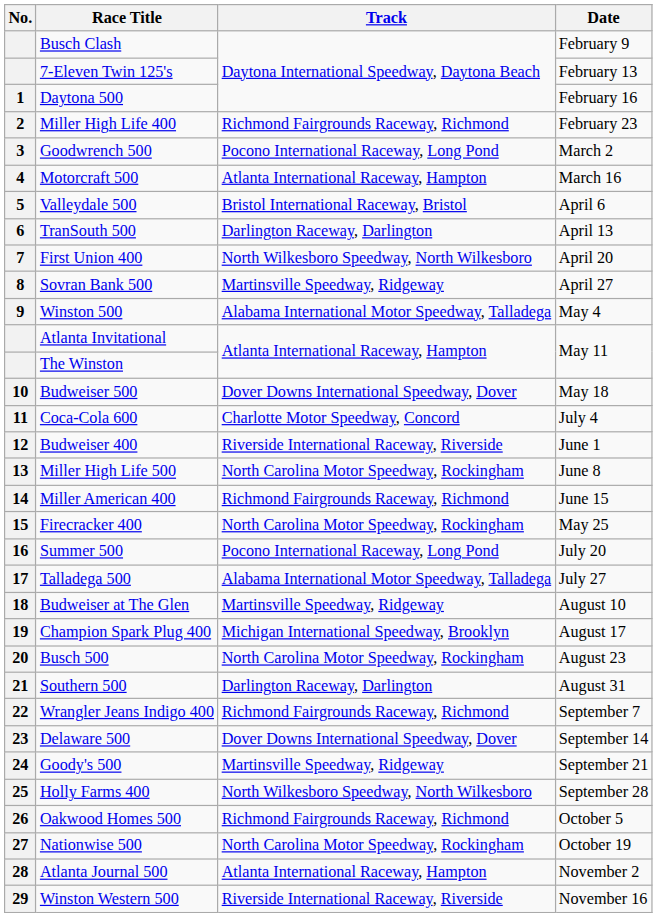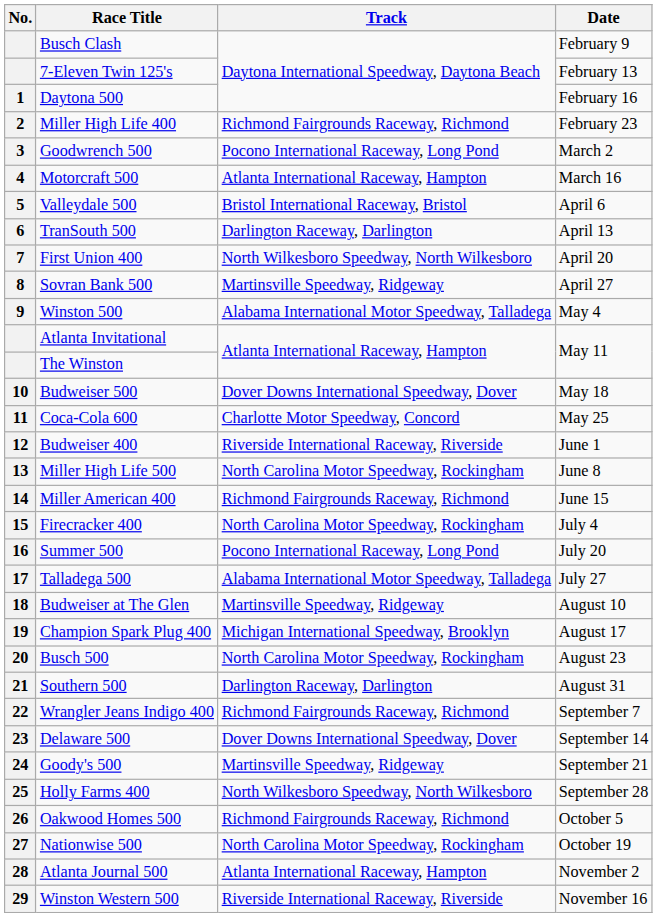(578, 417) July 4 -> (584, 417) May 25
(584, 524) May 25 -> (578, 524) July 4
